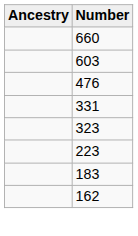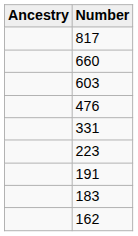+ row: (87, 38)
- row: (87, 128)
+ row: (87, 174)
